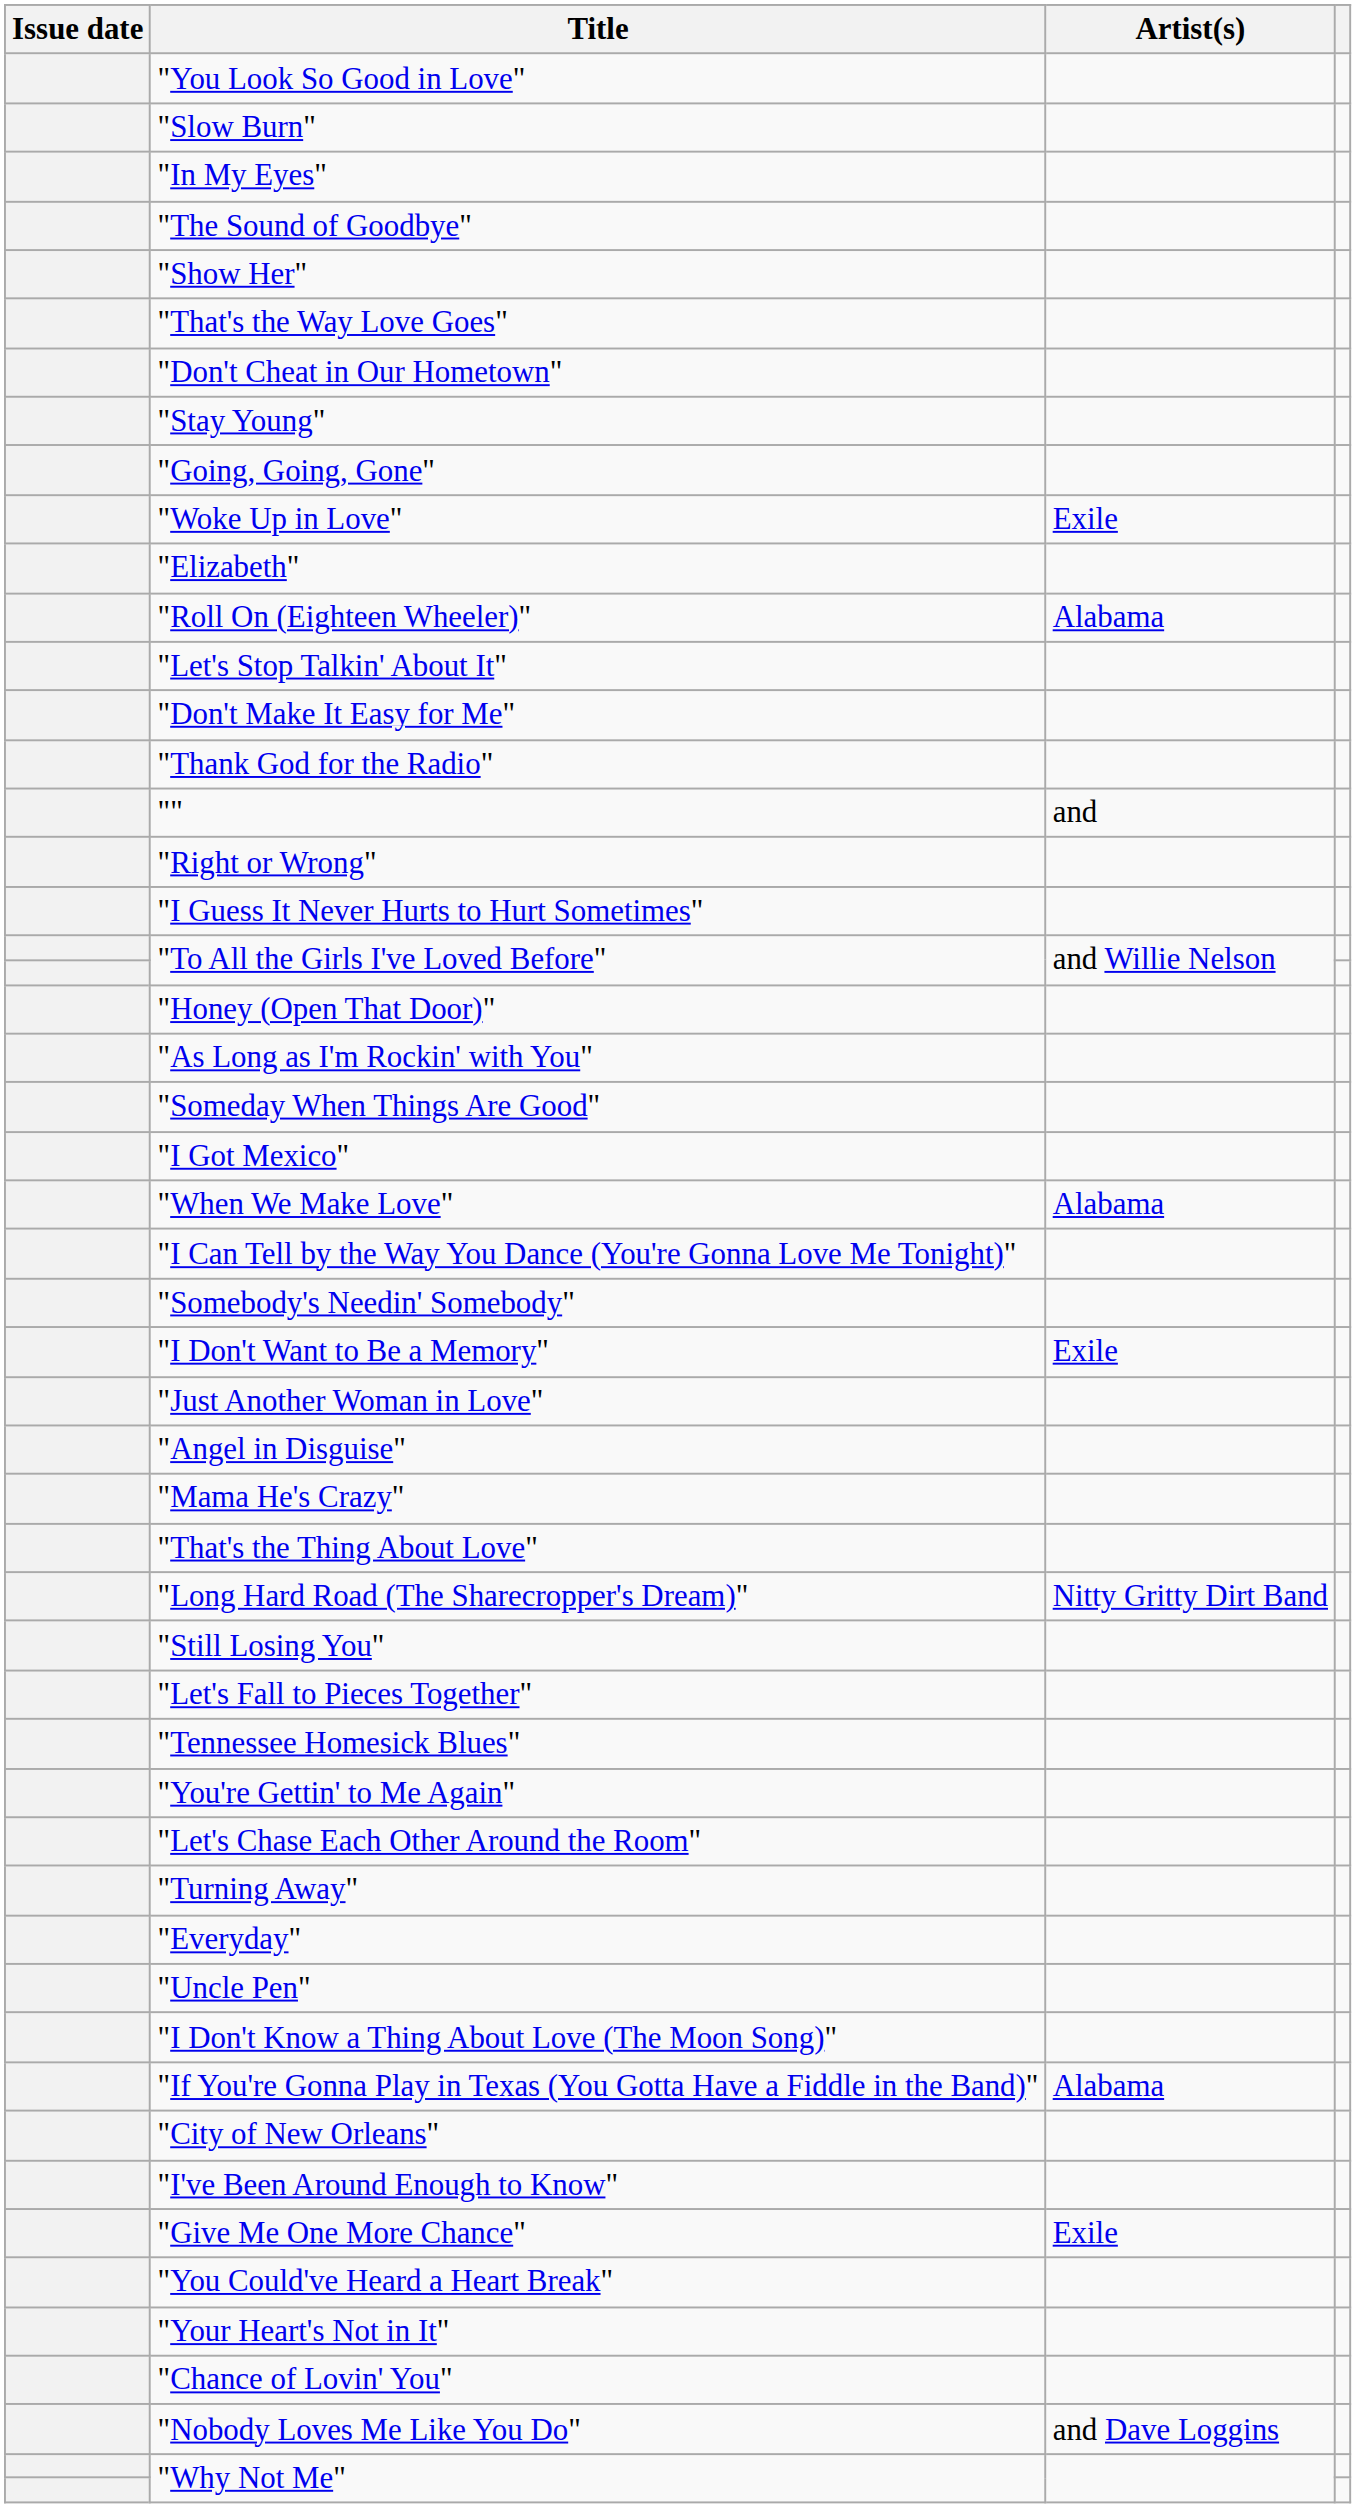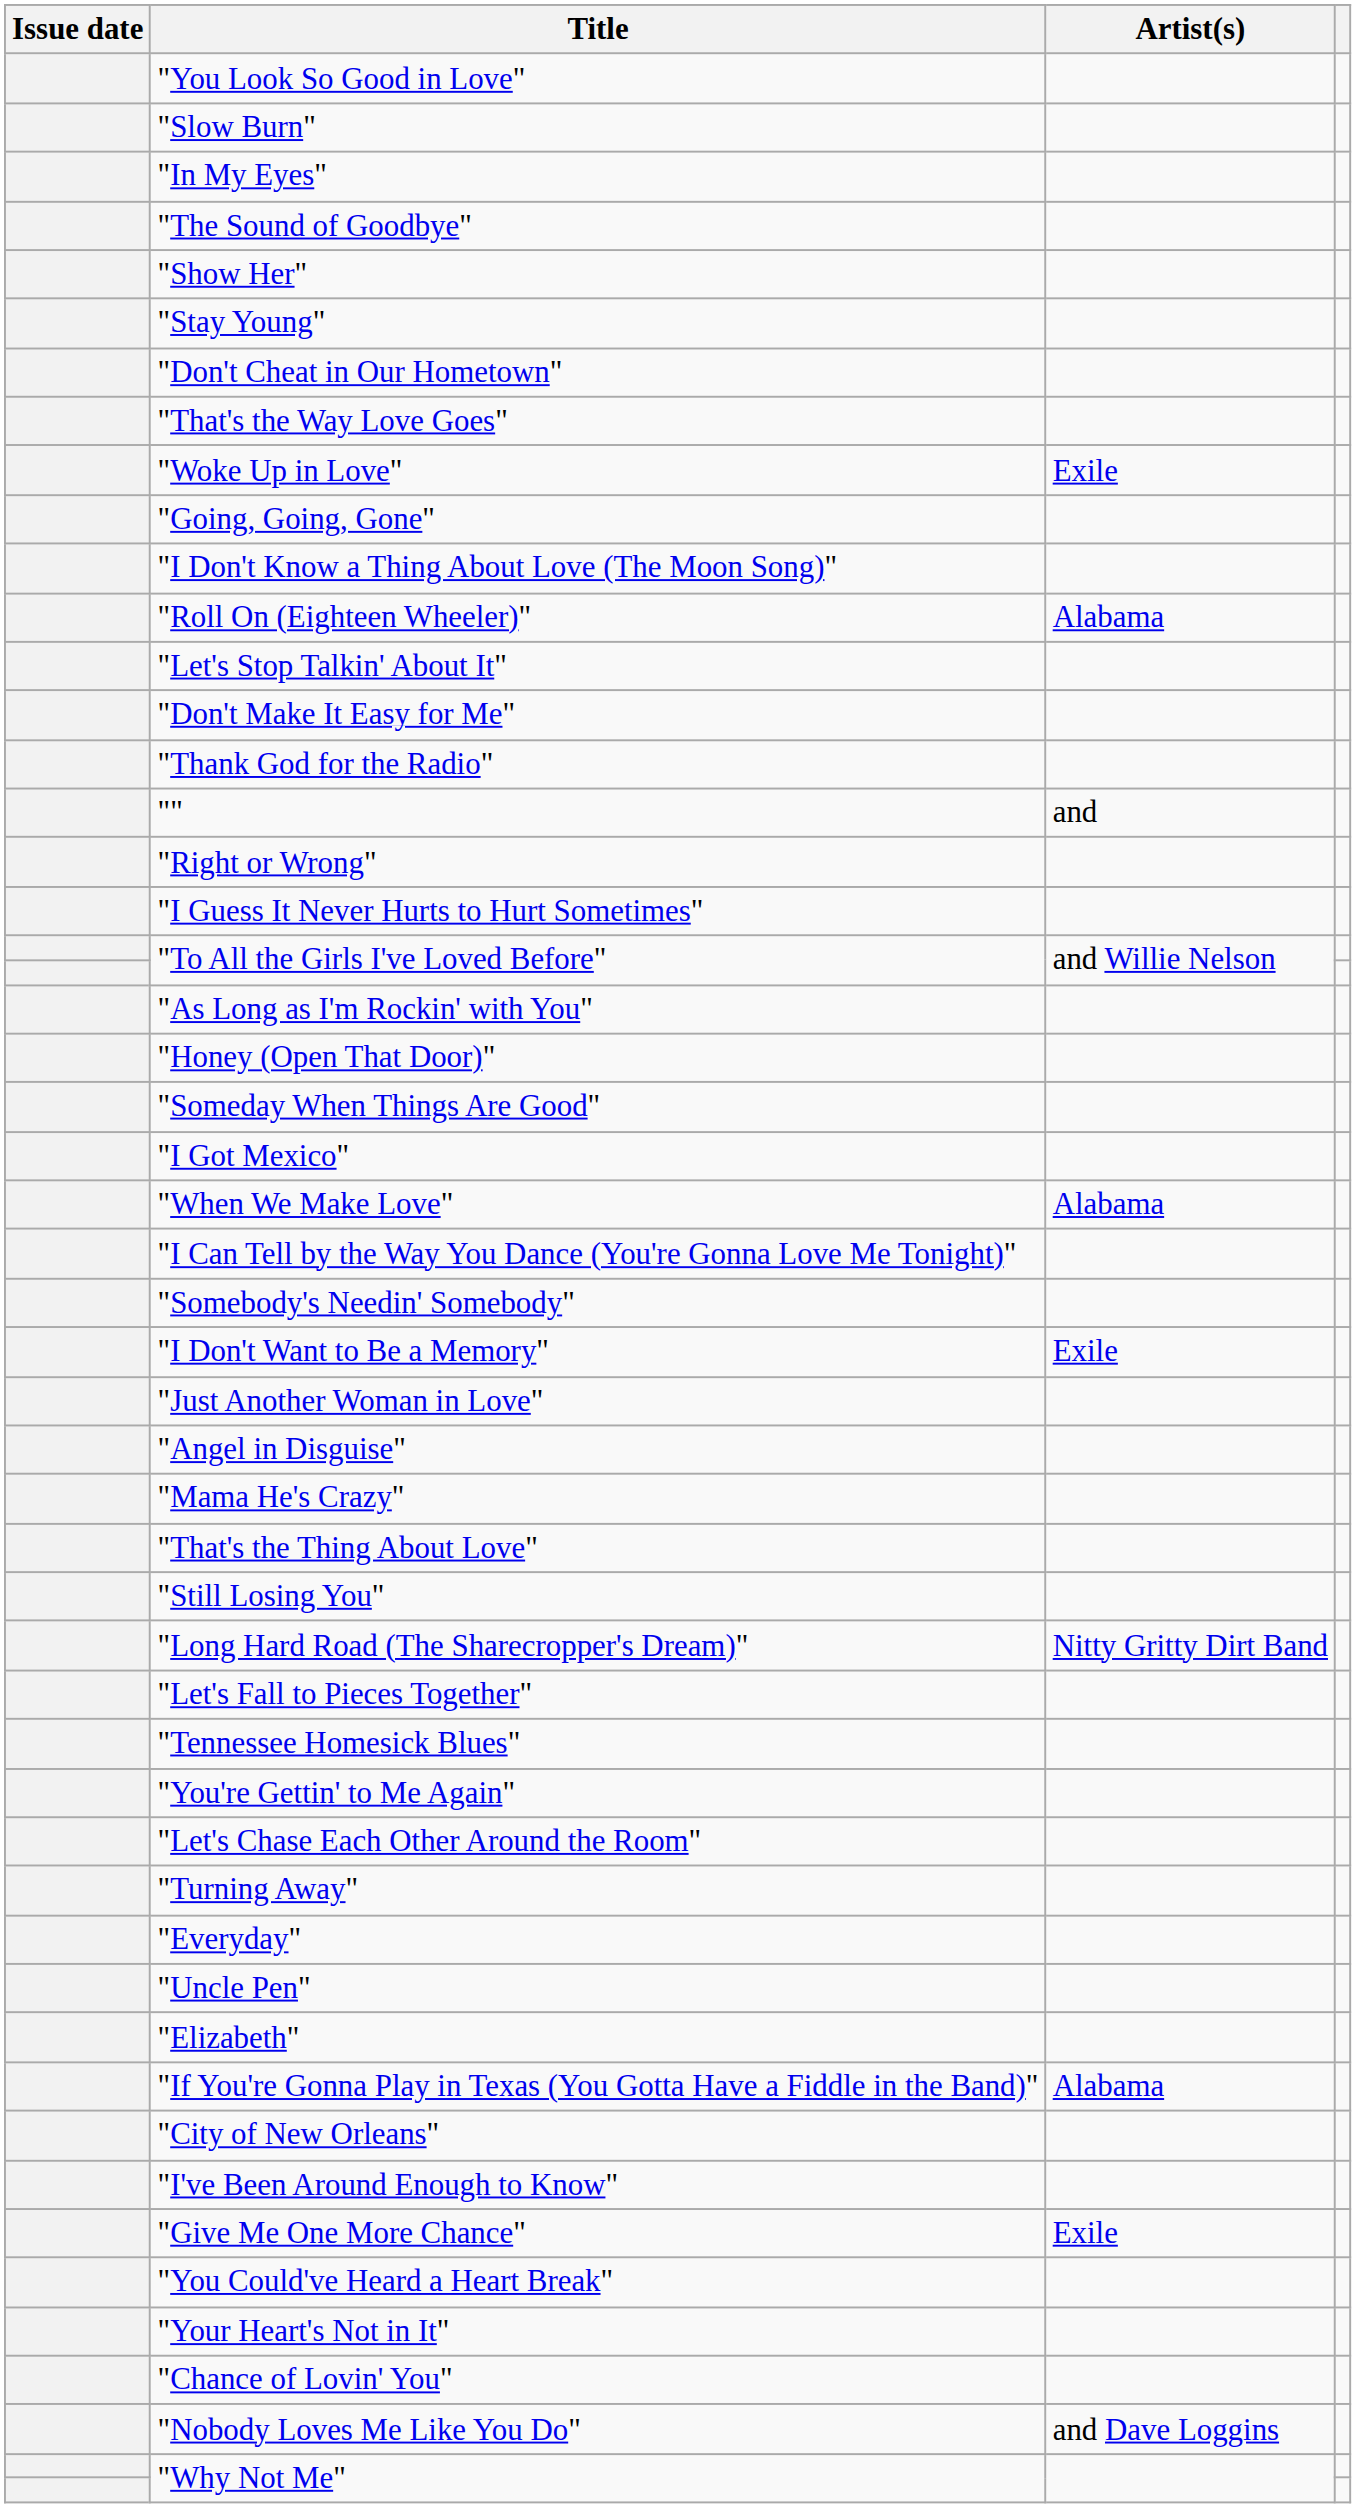rows swapped: (333, 322) <-> (241, 420)
rows swapped: (280, 518) <-> (296, 469)
rows swapped: (228, 567) <-> (497, 2036)
rows swapped: (375, 1057) <-> (326, 1008)
rows swapped: (271, 1645) <-> (453, 1596)
